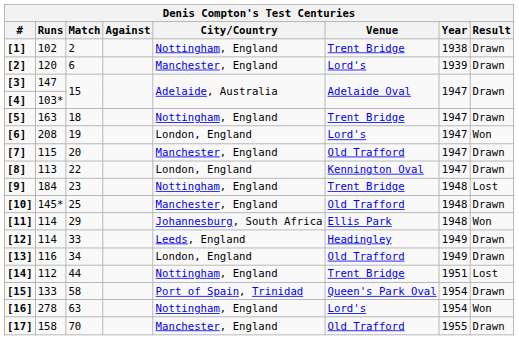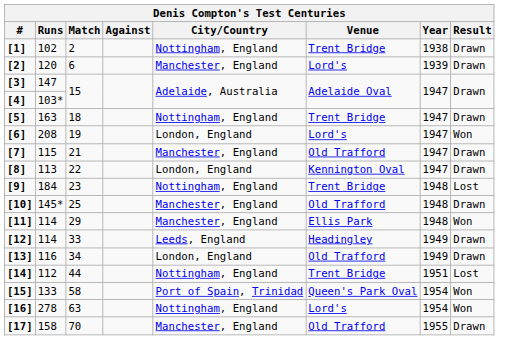(75, 152) 20 -> (75, 152) 21
(239, 222) Johannesburg, South Africa -> (217, 222) Manchester, England
(489, 291) Drawn -> (463, 291) Won
